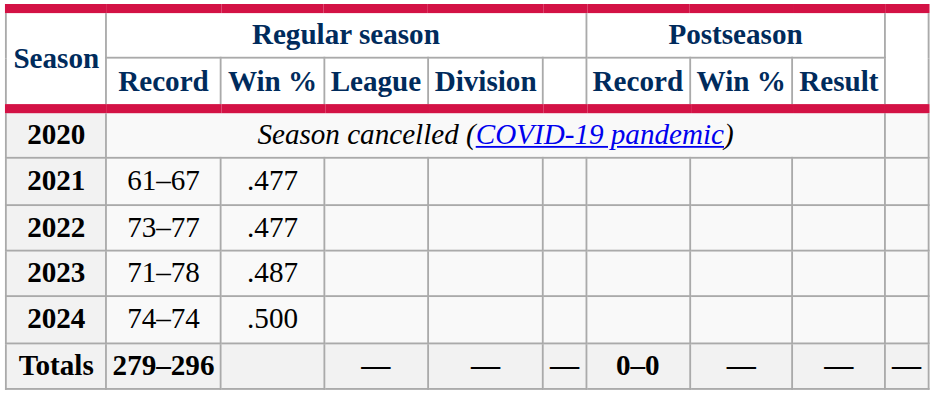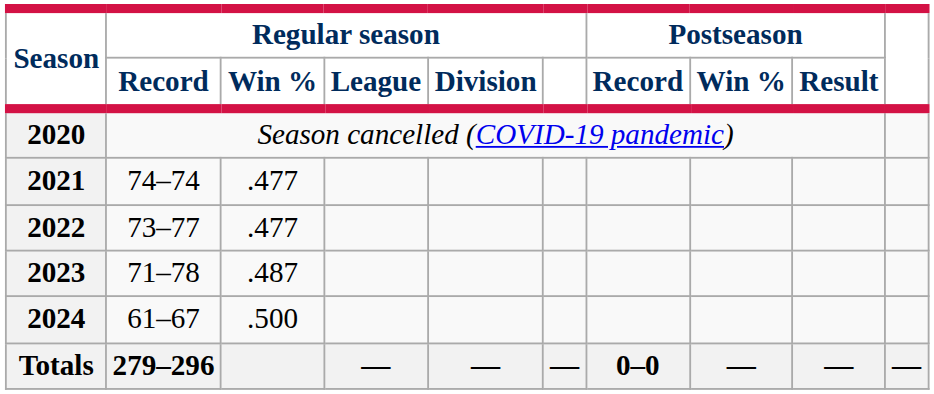(164, 180) 61–67 -> (164, 180) 74–74
(164, 319) 74–74 -> (164, 319) 61–67
